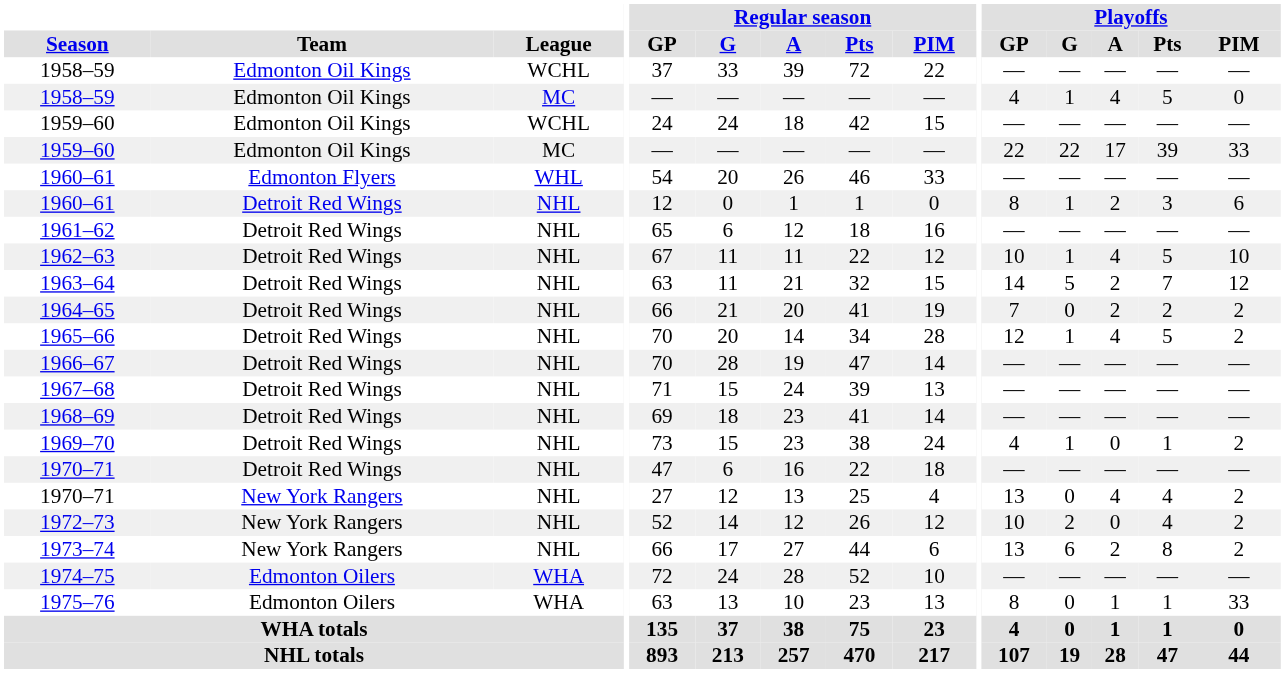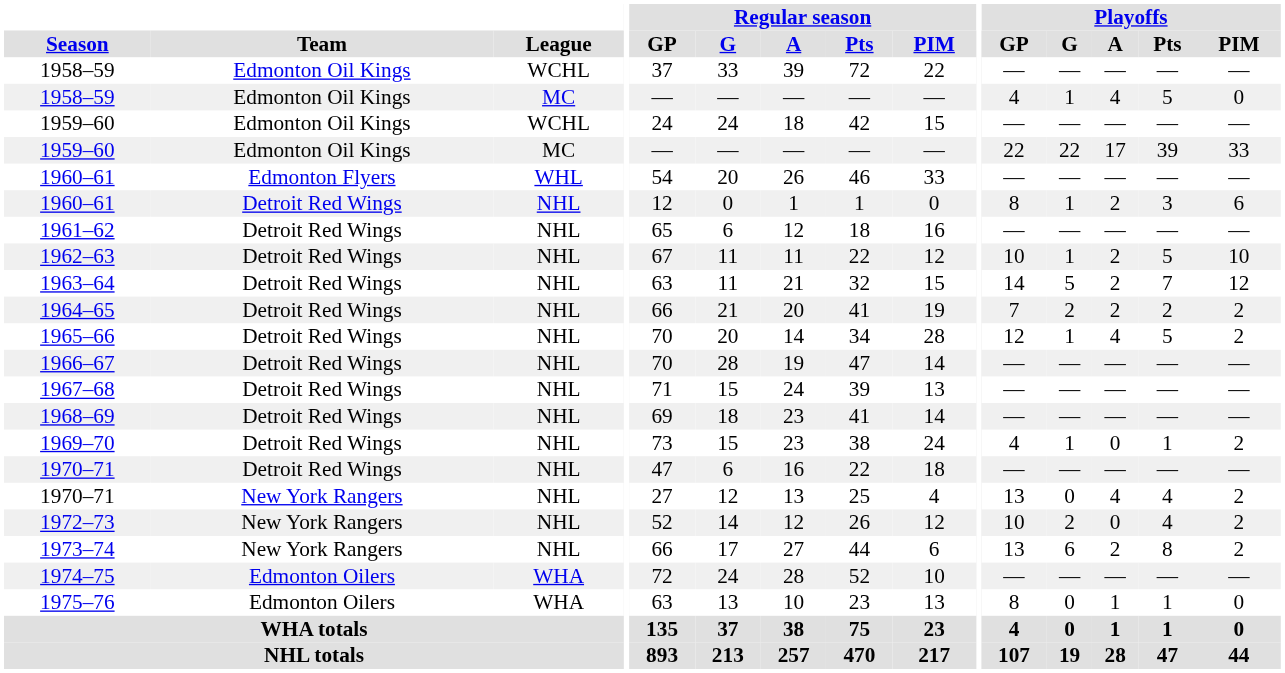(1115, 256) 4 -> (1115, 256) 2
(1070, 309) 0 -> (1070, 309) 2
(1239, 602) 33 -> (1239, 602) 0
